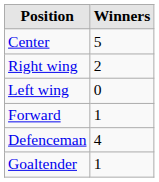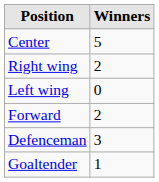(98, 115) 1 -> (98, 115) 2
(98, 139) 4 -> (98, 139) 3
